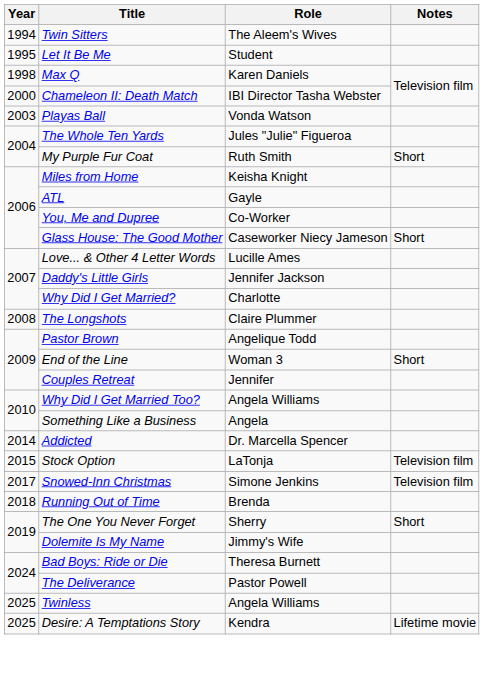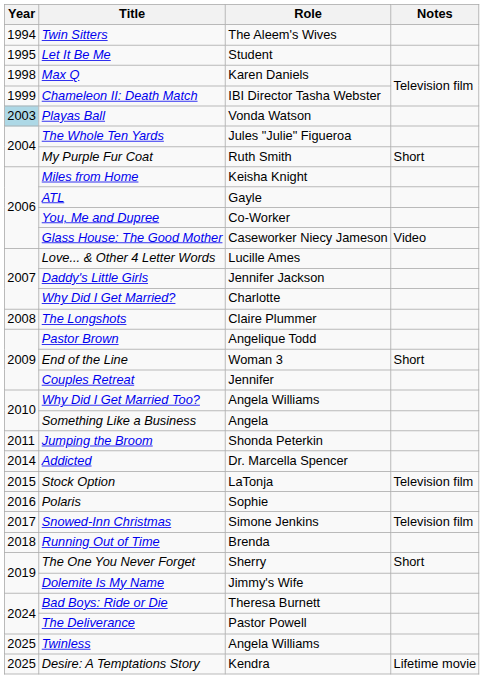(22, 95) 2000 -> (22, 95) 1999
(22, 116) no background -> (22, 116) lightblue background
(409, 237) Short -> (410, 237) Video
+ row: (97, 440)
+ row: (61, 501)
